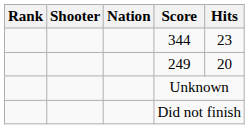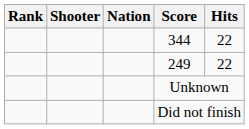(224, 40) 23 -> (224, 40) 22
(224, 64) 20 -> (224, 64) 22
